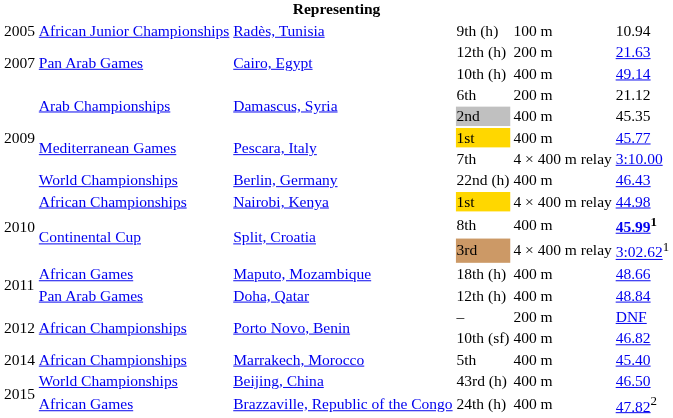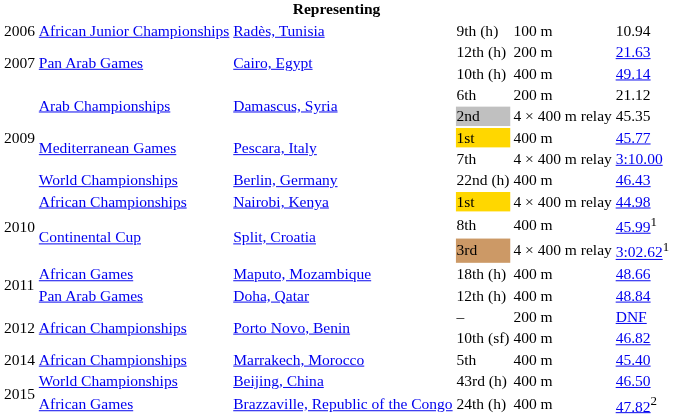(19, 30) 2005 -> (19, 30) 2006
(533, 116) 400 m -> (563, 116) 4 × 400 m relay
(636, 225) bold -> (636, 225) normal
